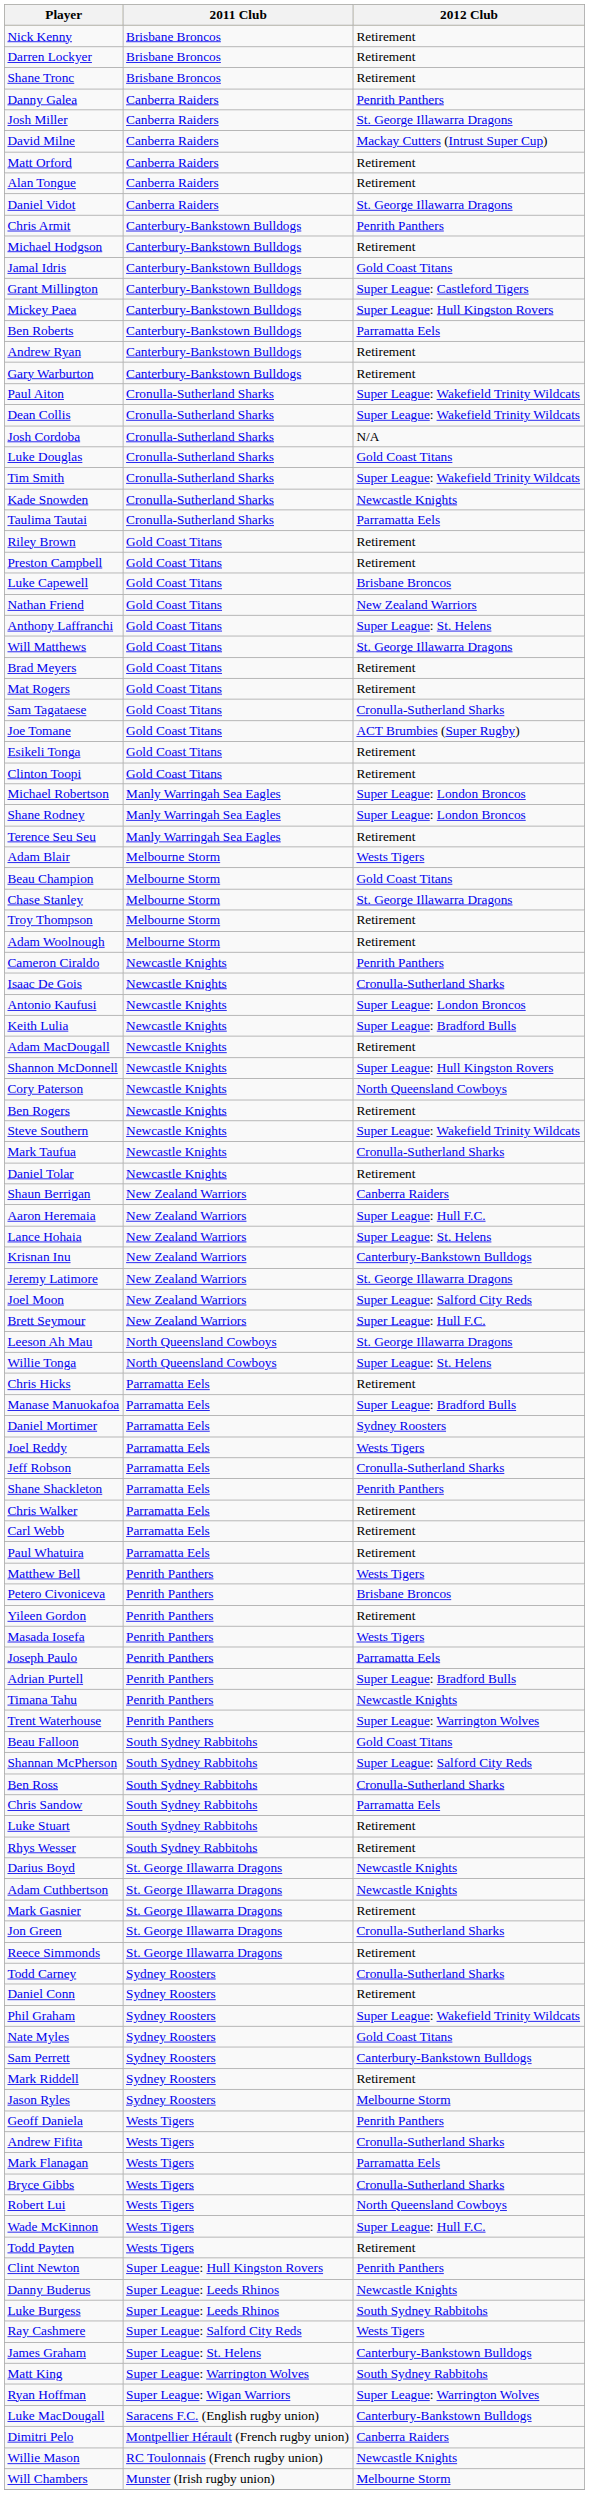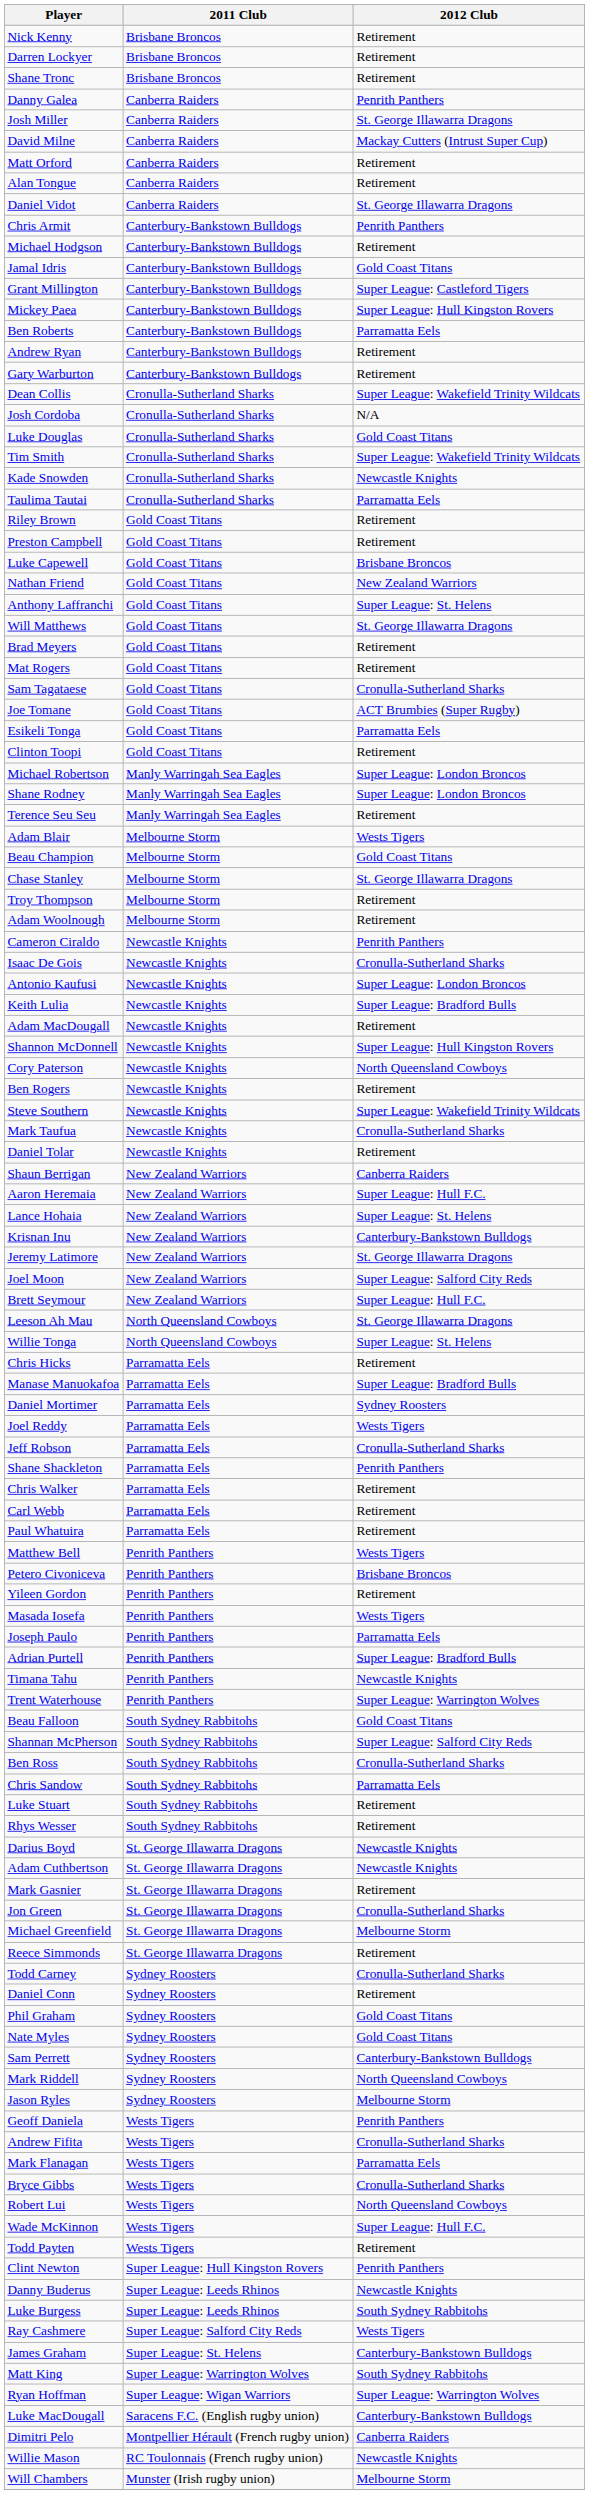- row: (36, 394)
(386, 752) Retirement -> (398, 731) Parramatta Eels
+ row: (59, 1931)
(468, 2015) Super League: Wakefield Trinity Wildcats -> (404, 2015) Gold Coast Titans
(386, 2079) Retirement -> (432, 2079) North Queensland Cowboys
